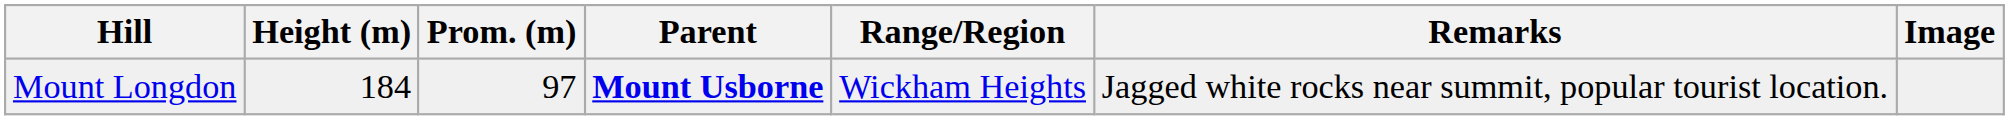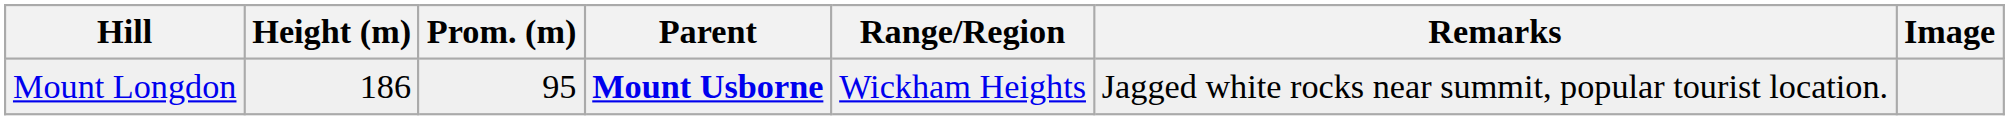(385, 85) 184 -> (385, 85) 186
(559, 85) 97 -> (559, 85) 95
